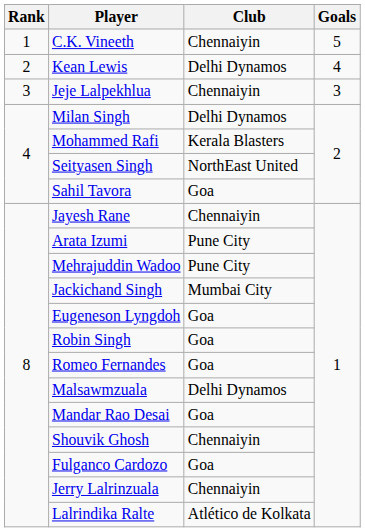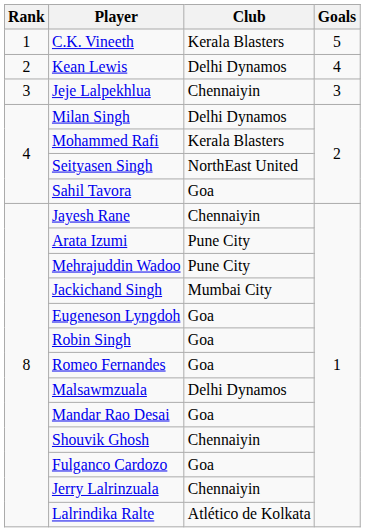(224, 41) Chennaiyin -> (236, 41) Kerala Blasters
